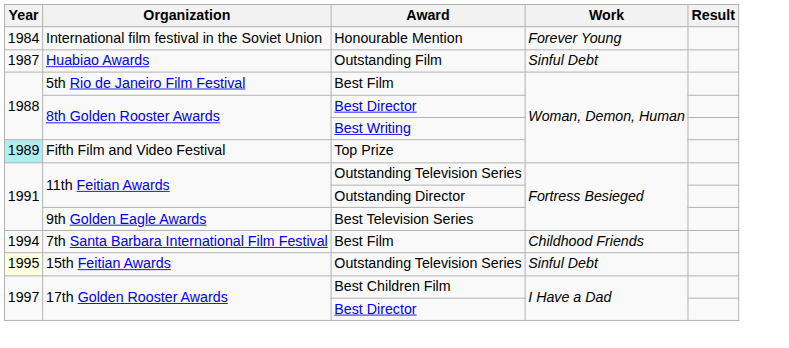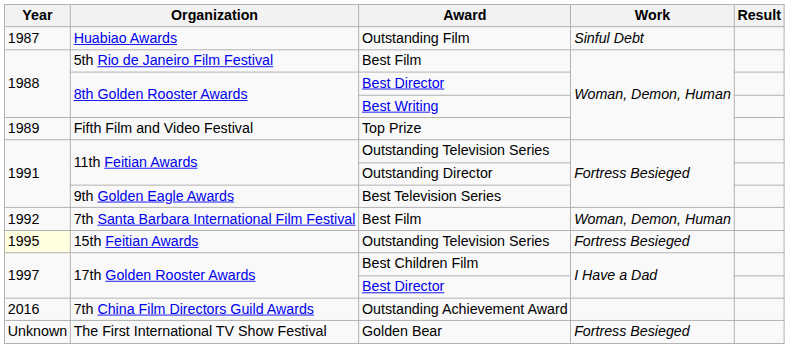- row: (184, 38)
(24, 151) paleturquoise background -> (24, 128) no background
(24, 241) 1994 -> (24, 219) 1992
(586, 241) Childhood Friends -> (652, 219) Woman, Demon, Human
(563, 264) Sinful Debt -> (632, 241) Fortress Besieged
+ row: (194, 309)
+ row: (200, 331)
